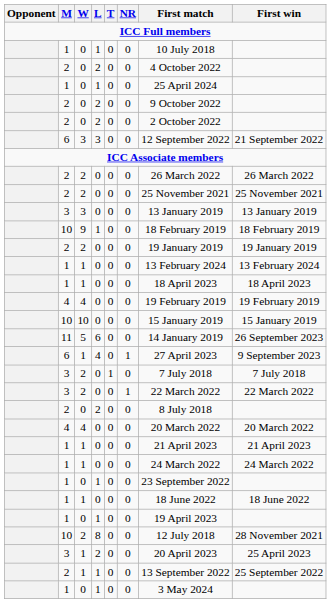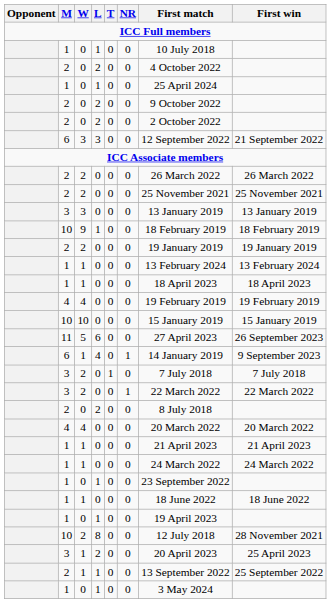(185, 337) 14 January 2019 -> (185, 337) 27 April 2023
(185, 355) 27 April 2023 -> (185, 355) 14 January 2019
